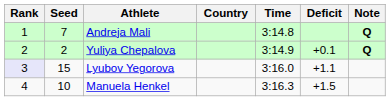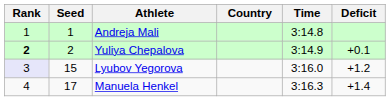- column: (367, 13)
(64, 31) 7 -> (70, 31) 1
(24, 50) normal -> (27, 50) bold
(324, 68) +1.1 -> (359, 68) +1.2
(64, 86) 10 -> (70, 86) 17
(324, 86) +1.5 -> (359, 86) +1.4
